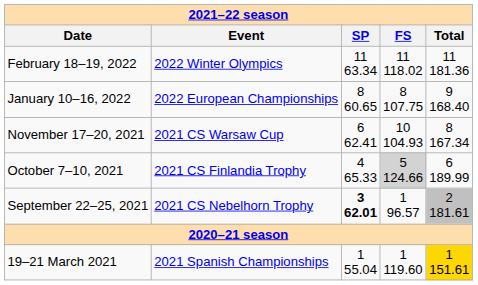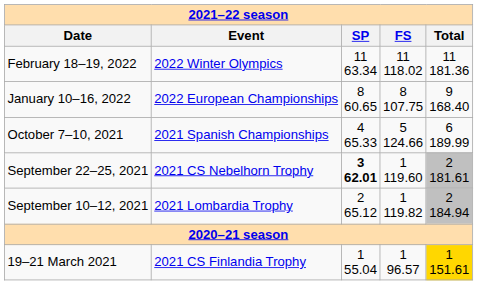- row: (76, 135)
(230, 170) 2021 CS Finlandia Trophy -> (241, 135) 2021 Spanish Championships
(403, 170) lightgrey background -> (403, 135) no background
(403, 206) 1 96.57 -> (403, 170) 1 119.60
+ row: (78, 206)
(241, 262) 2021 Spanish Championships -> (230, 262) 2021 CS Finlandia Trophy
(403, 262) 1 119.60 -> (403, 262) 1 96.57
